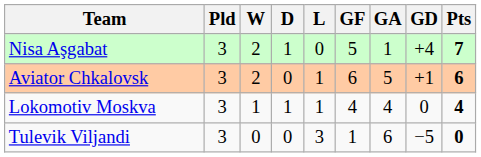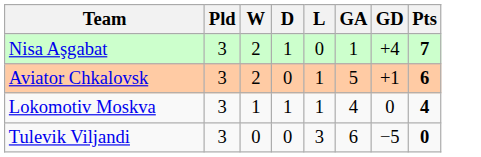- column: (352, 19)
